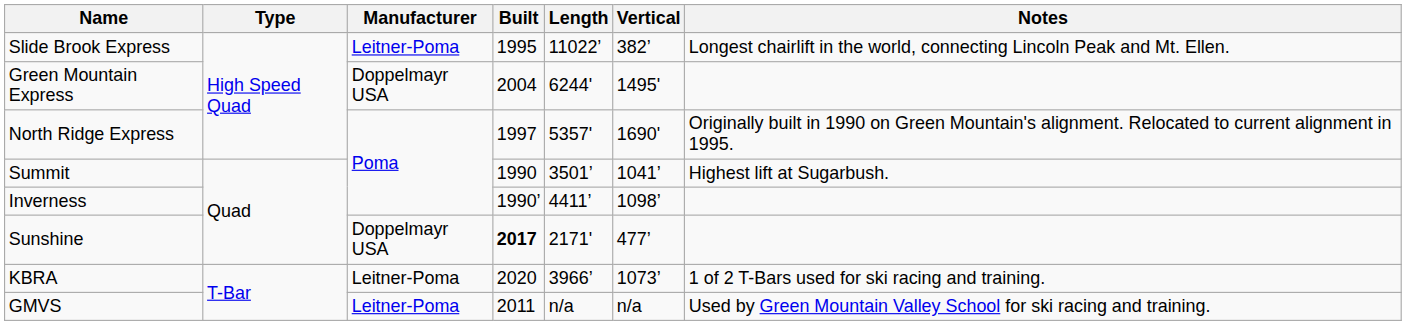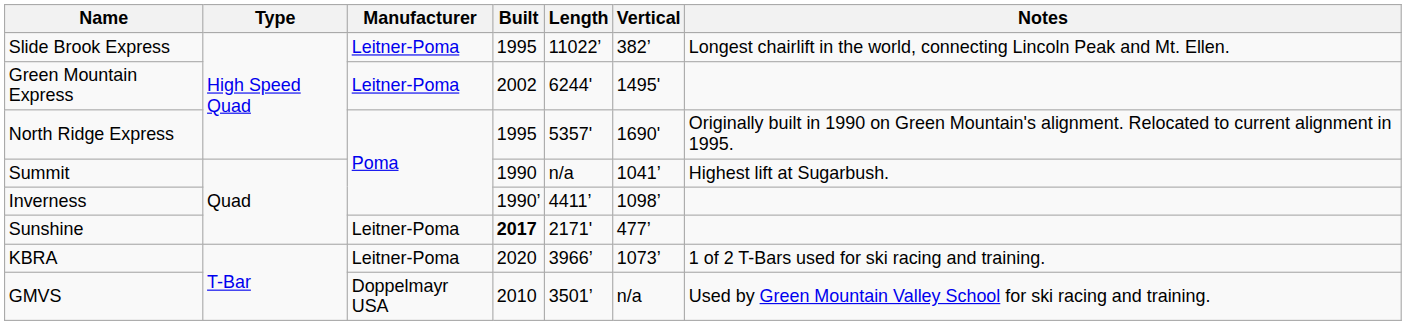(400, 85) Doppelmayr USA -> (405, 85) Leitner-Poma
(517, 85) 2004 -> (517, 85) 2002
(517, 134) 1997 -> (517, 134) 1995
(571, 172) 3501’ -> (561, 172) n/a
(400, 239) Doppelmayr USA -> (405, 229) Leitner-Poma
(405, 306) Leitner-Poma -> (400, 296) Doppelmayr USA
(516, 306) 2011 -> (517, 296) 2010
(561, 306) n/a -> (571, 296) 3501’
